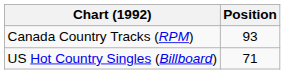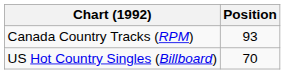(250, 58) 71 -> (250, 58) 70
